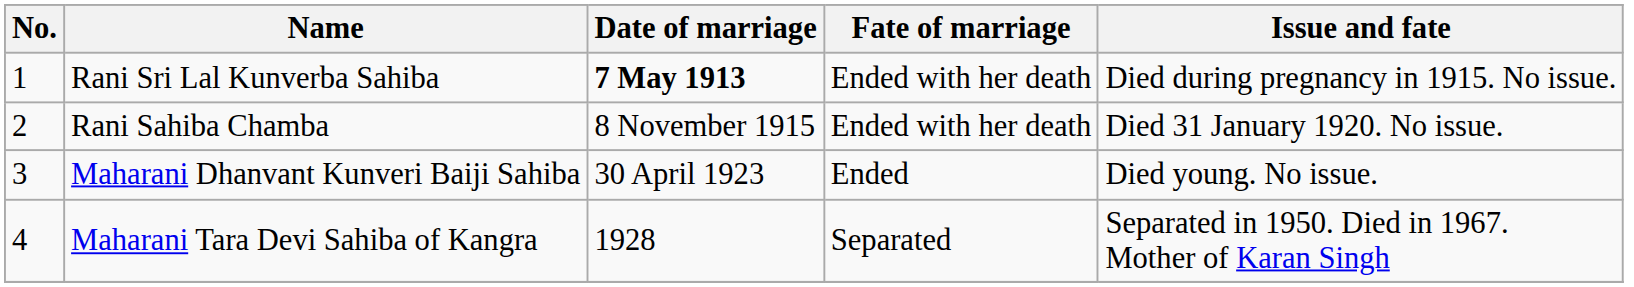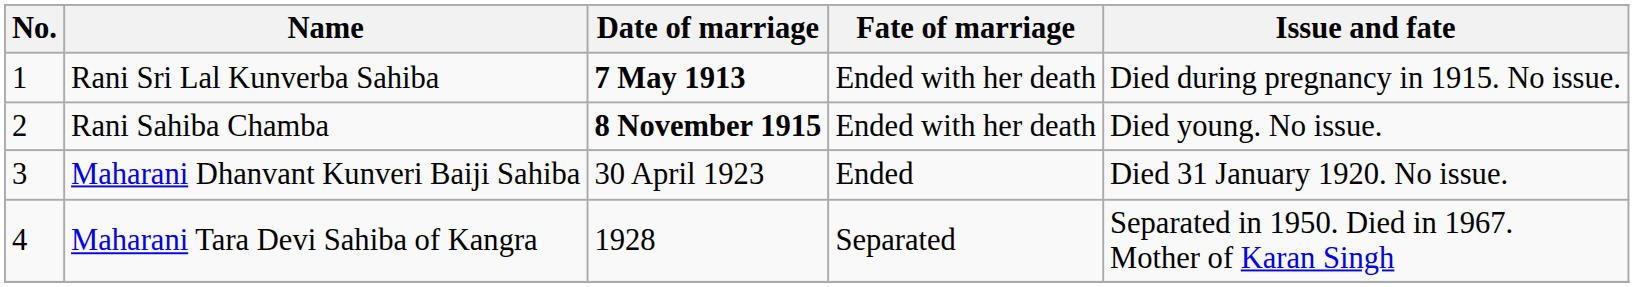(705, 125) normal -> (708, 125) bold
(1304, 125) Died 31 January 1920. No issue. -> (1246, 125) Died young. No issue.
(1242, 174) Died young. No issue. -> (1309, 174) Died 31 January 1920. No issue.
